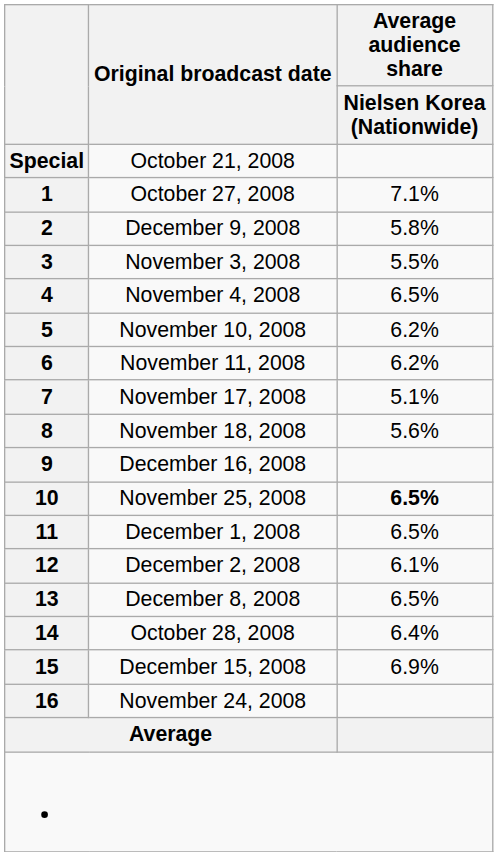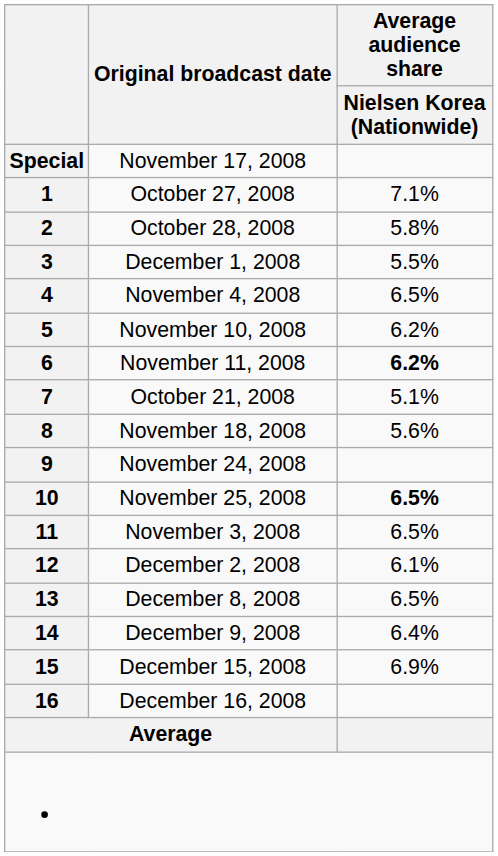(213, 160) October 21, 2008 -> (213, 160) November 17, 2008
(213, 228) December 9, 2008 -> (213, 228) October 28, 2008
(213, 261) November 3, 2008 -> (213, 261) December 1, 2008
(415, 363) normal -> (415, 363) bold
(213, 396) November 17, 2008 -> (213, 396) October 21, 2008
(213, 464) December 16, 2008 -> (213, 464) November 24, 2008
(213, 531) December 1, 2008 -> (213, 531) November 3, 2008
(213, 633) October 28, 2008 -> (213, 633) December 9, 2008
(213, 700) November 24, 2008 -> (213, 700) December 16, 2008
